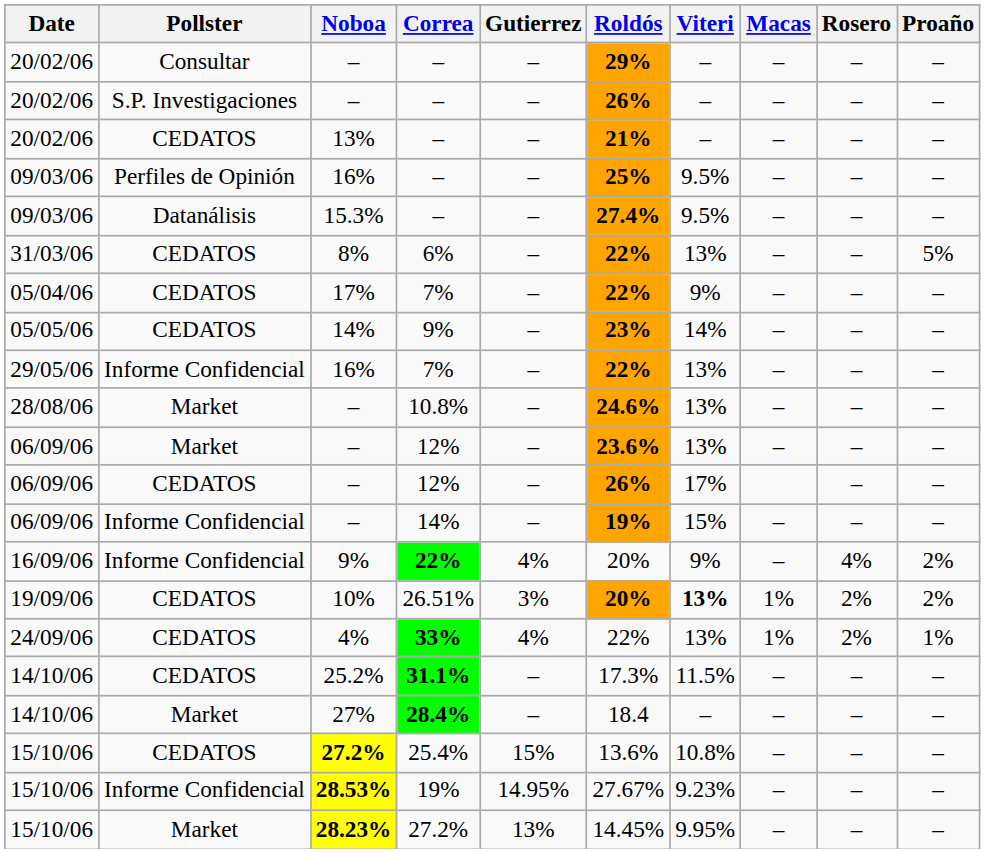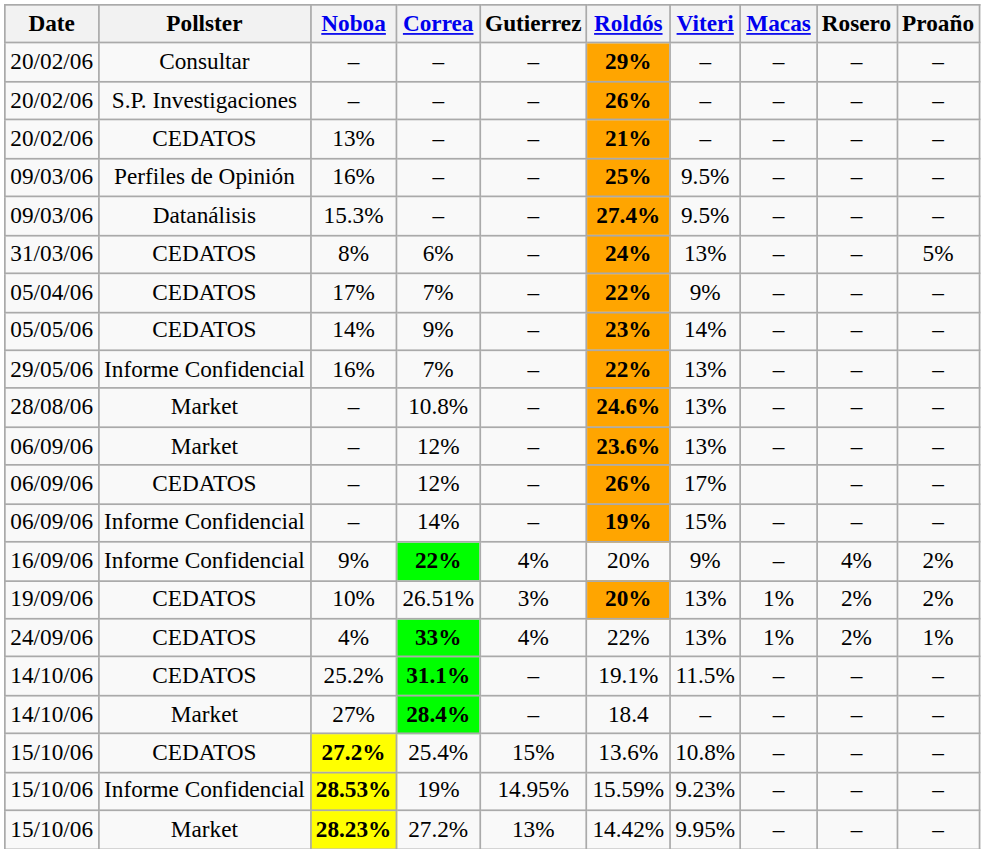(628, 253) 22% -> (628, 253) 24%
(705, 598) bold -> (705, 598) normal
(628, 675) 17.3% -> (628, 675) 19.1%
(628, 790) 27.67% -> (628, 790) 15.59%
(628, 829) 14.45% -> (628, 829) 14.42%
